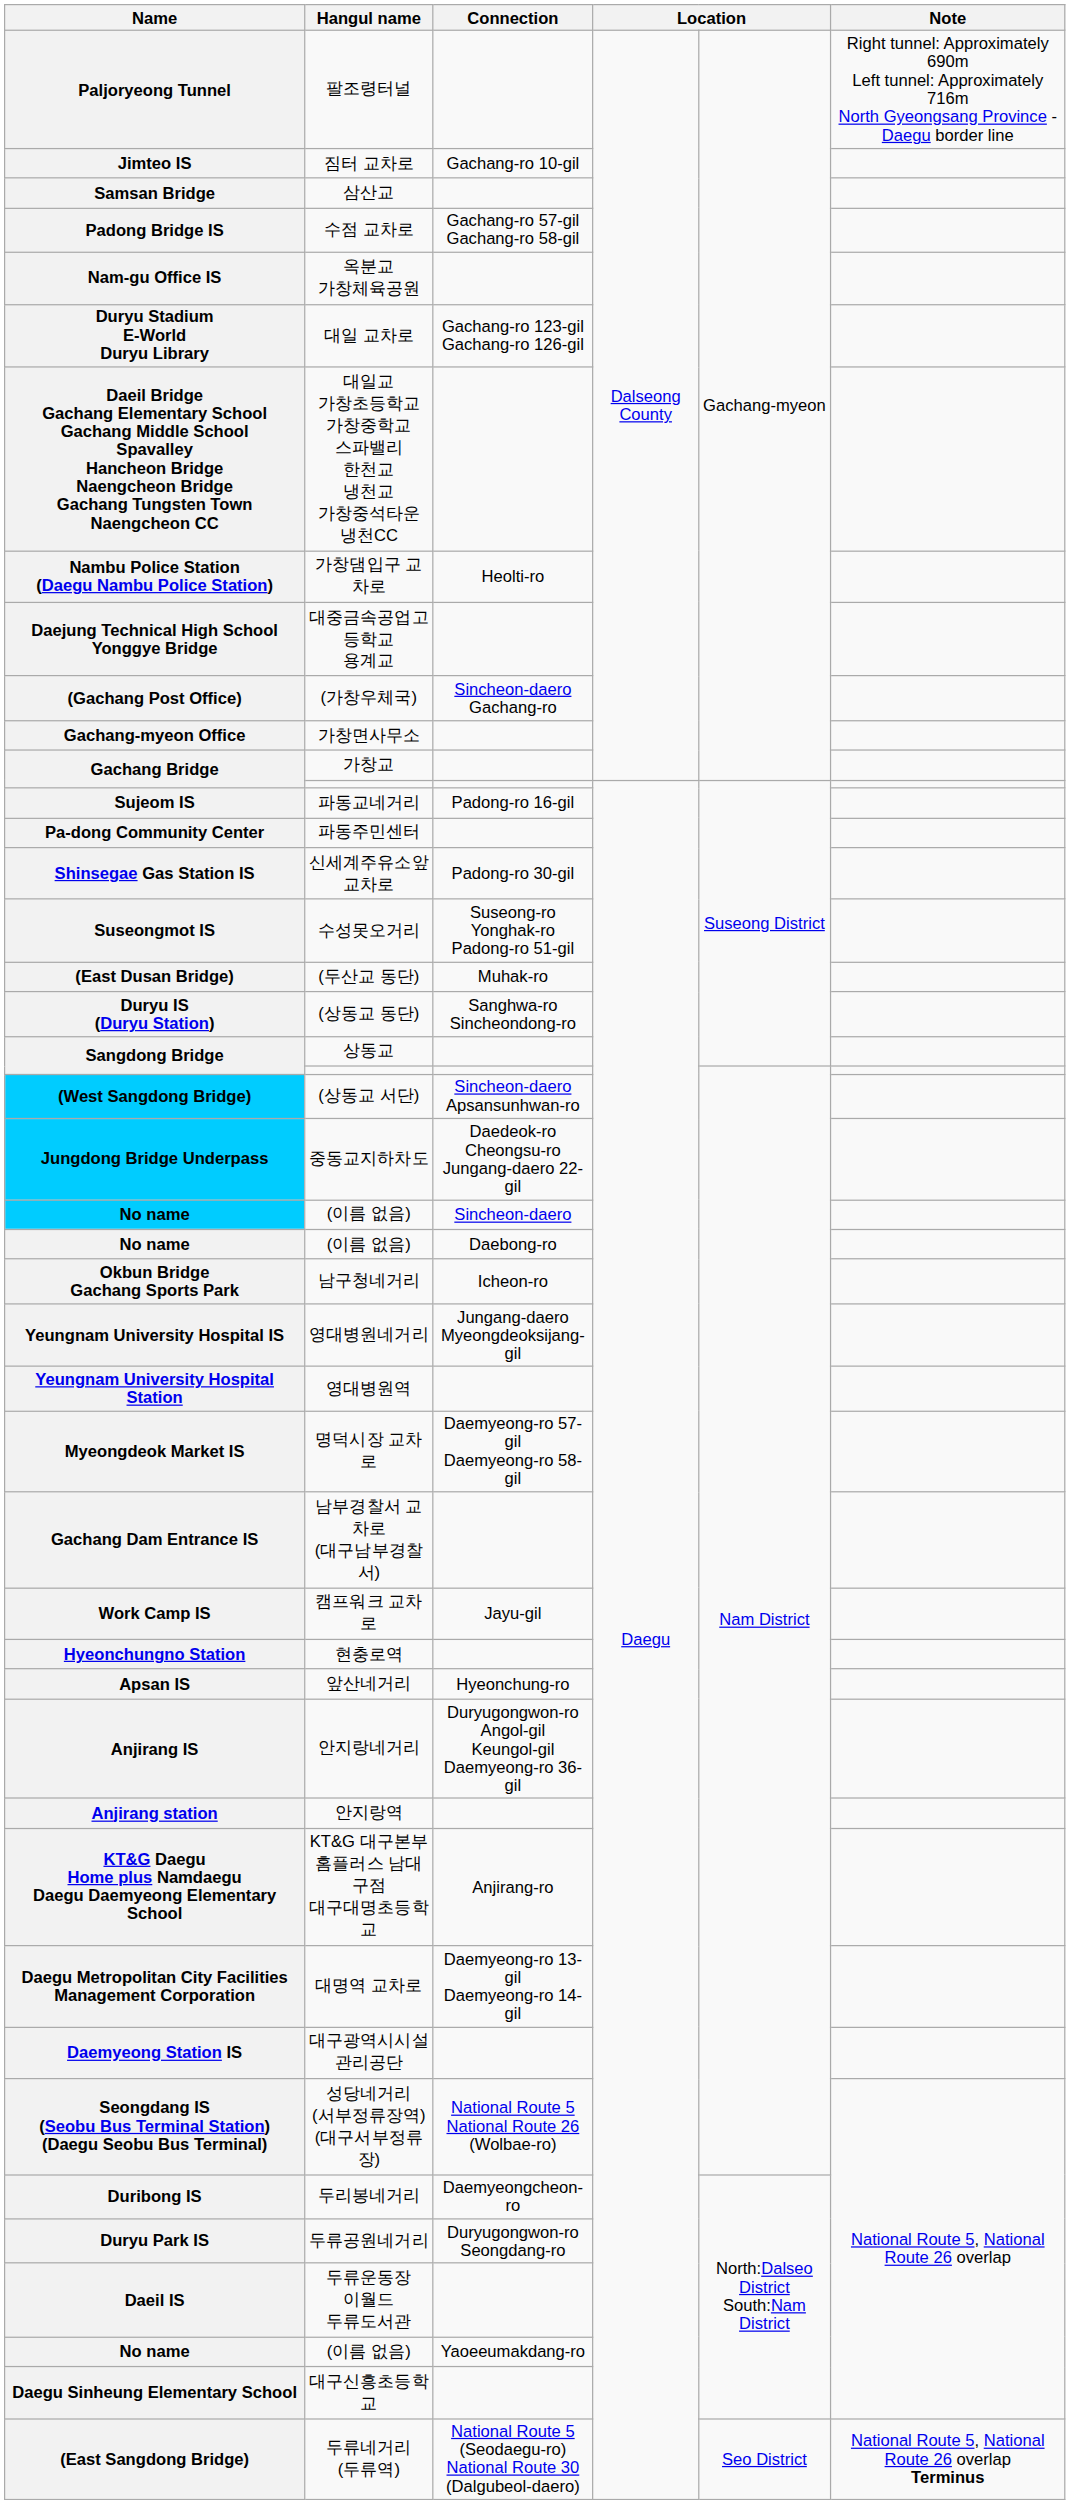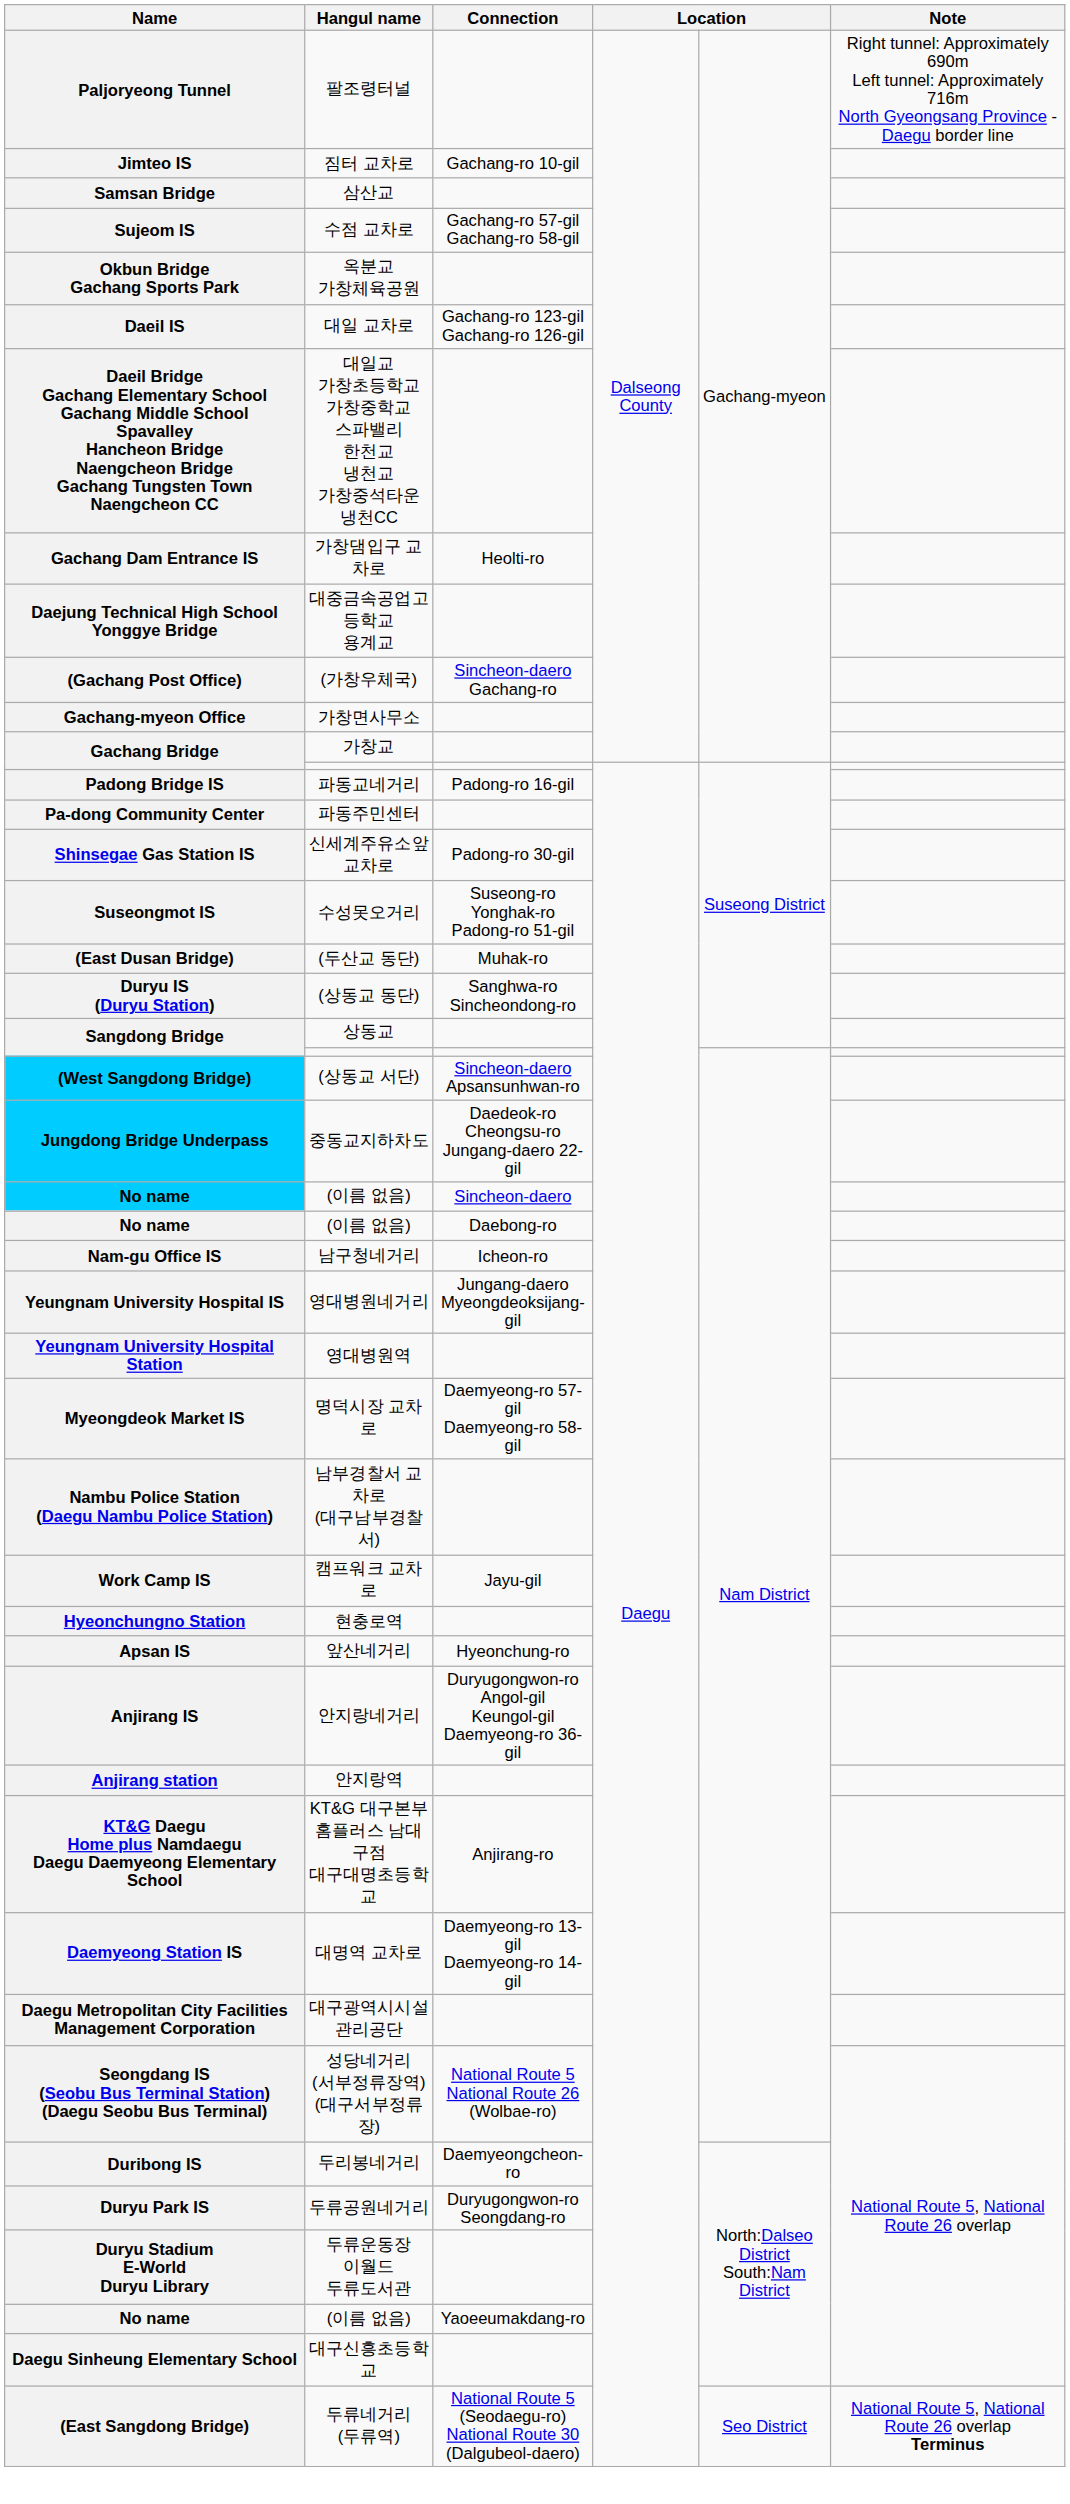(155, 230) Padong Bridge IS -> (155, 230) Sujeom IS
(155, 278) Nam-gu Office IS -> (155, 278) Okbun Bridge Gachang Sports Park
(155, 335) Duryu Stadium E-World Duryu Library -> (155, 326) Daeil IS
(155, 576) Nambu Police Station (Daegu Nambu Police Station) -> (155, 558) Gachang Dam Entrance IS
(155, 803) Sujeom IS -> (155, 784) Padong Bridge IS
(155, 1281) Okbun Bridge Gachang Sports Park -> (155, 1255) Nam-gu Office IS
(155, 1539) Gachang Dam Entrance IS -> (155, 1506) Nambu Police Station (Daegu Nambu Police Station)
(155, 1986) Daegu Metropolitan City Facilities Management Corporation -> (155, 1953) Daemyeong Station IS
(155, 2052) Daemyeong Station IS -> (155, 2019) Daegu Metropolitan City Facilities Management Corporation
(155, 2300) Daeil IS -> (155, 2267) Duryu Stadium E-World Duryu Library
